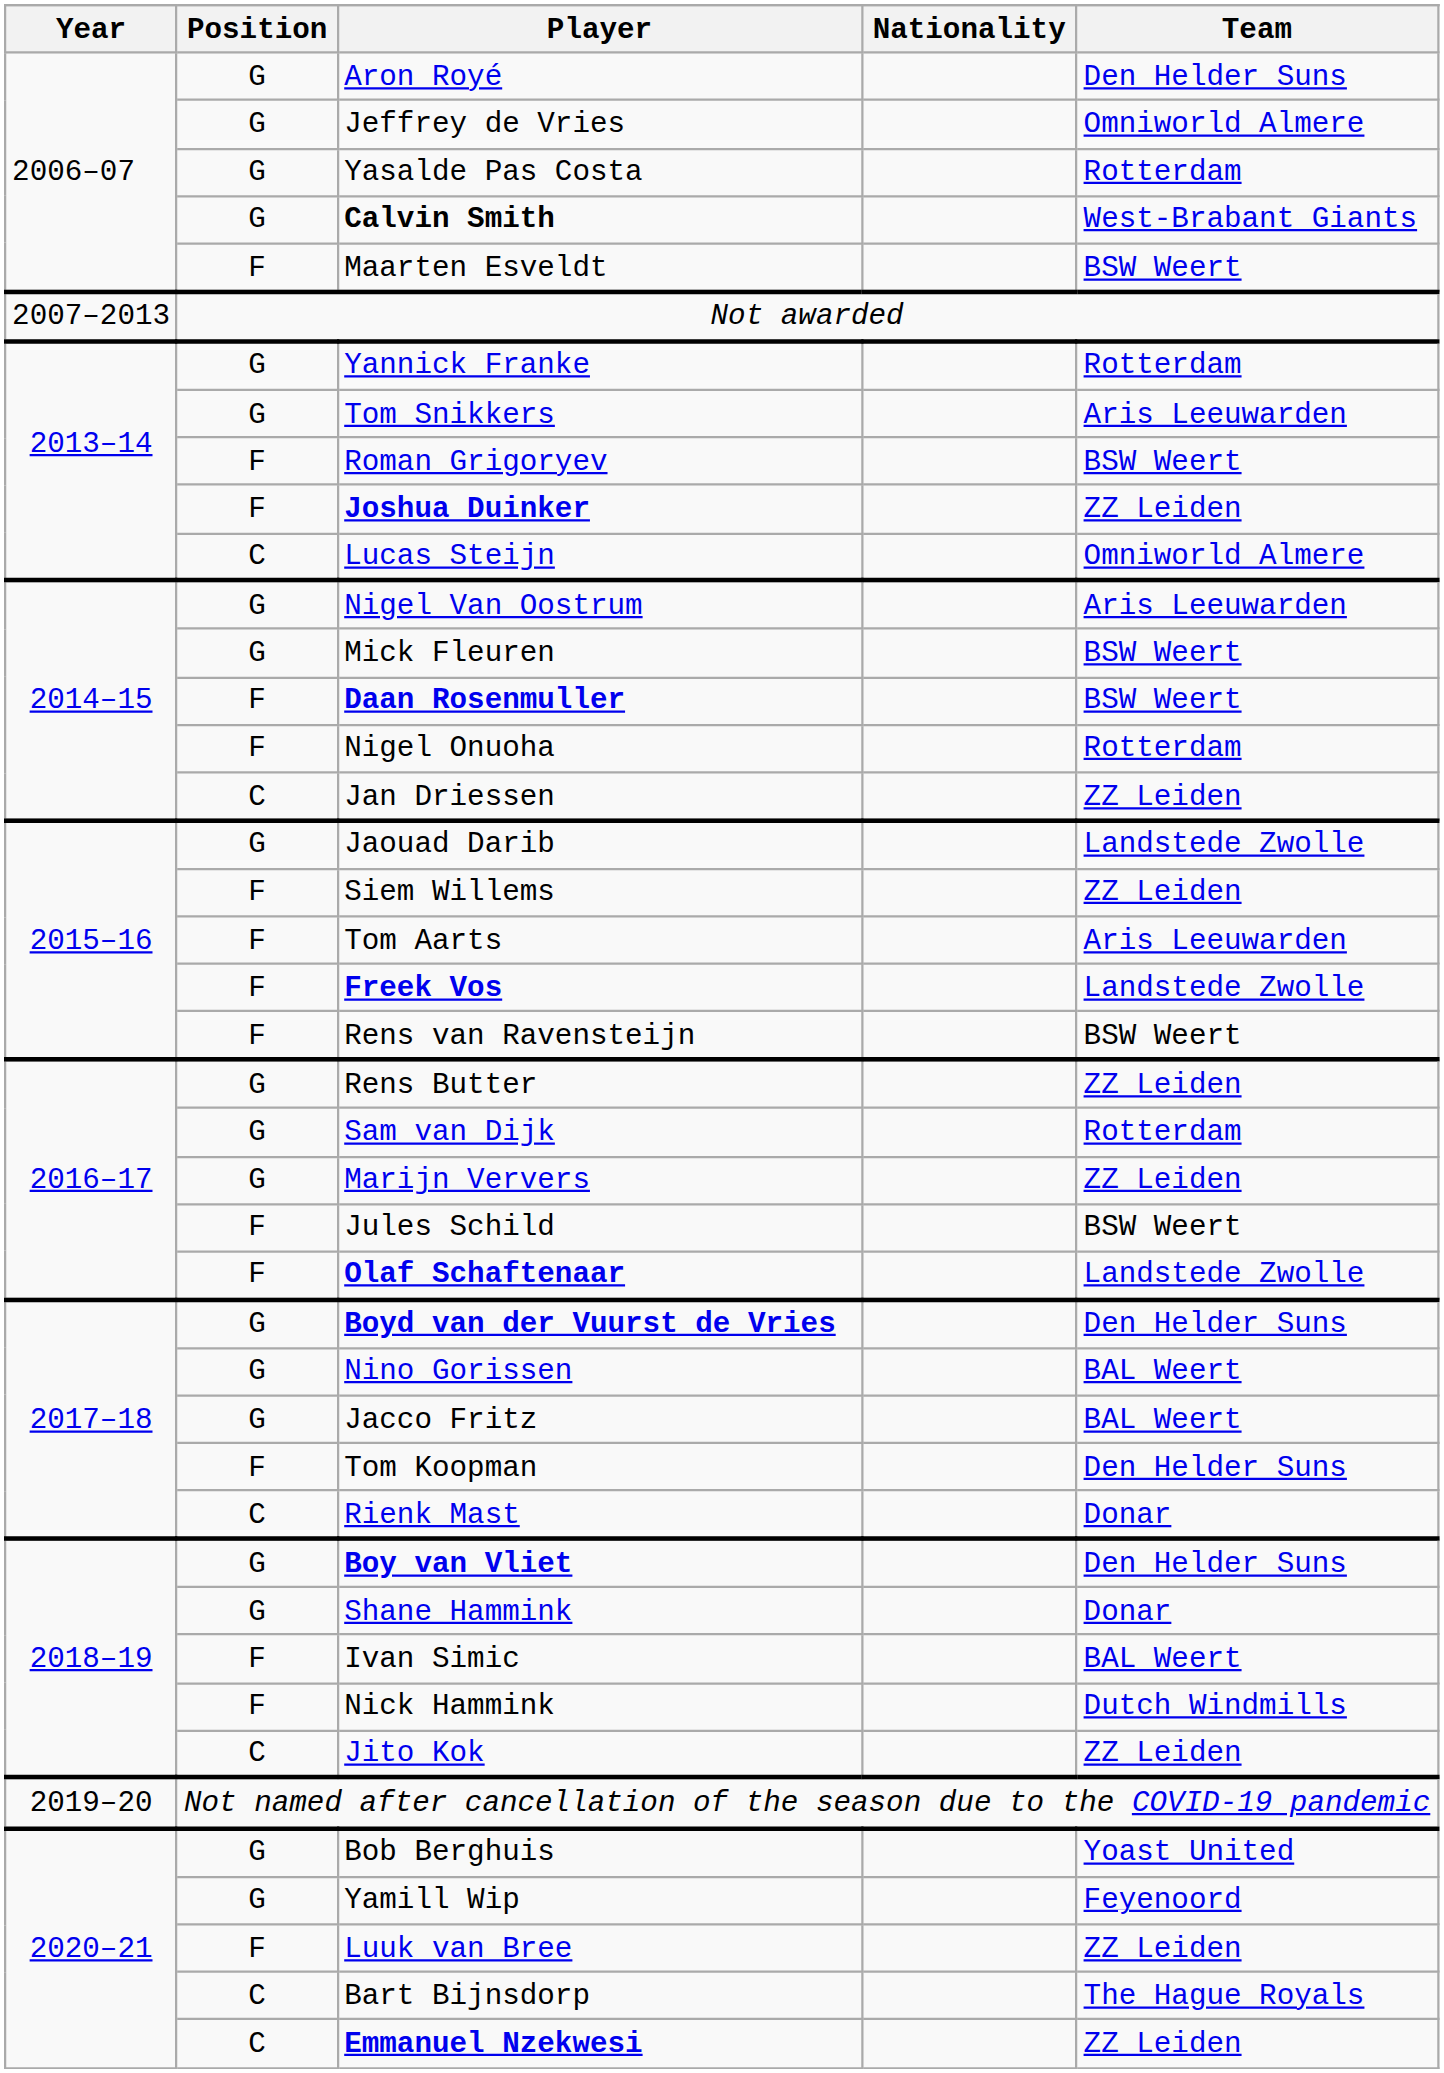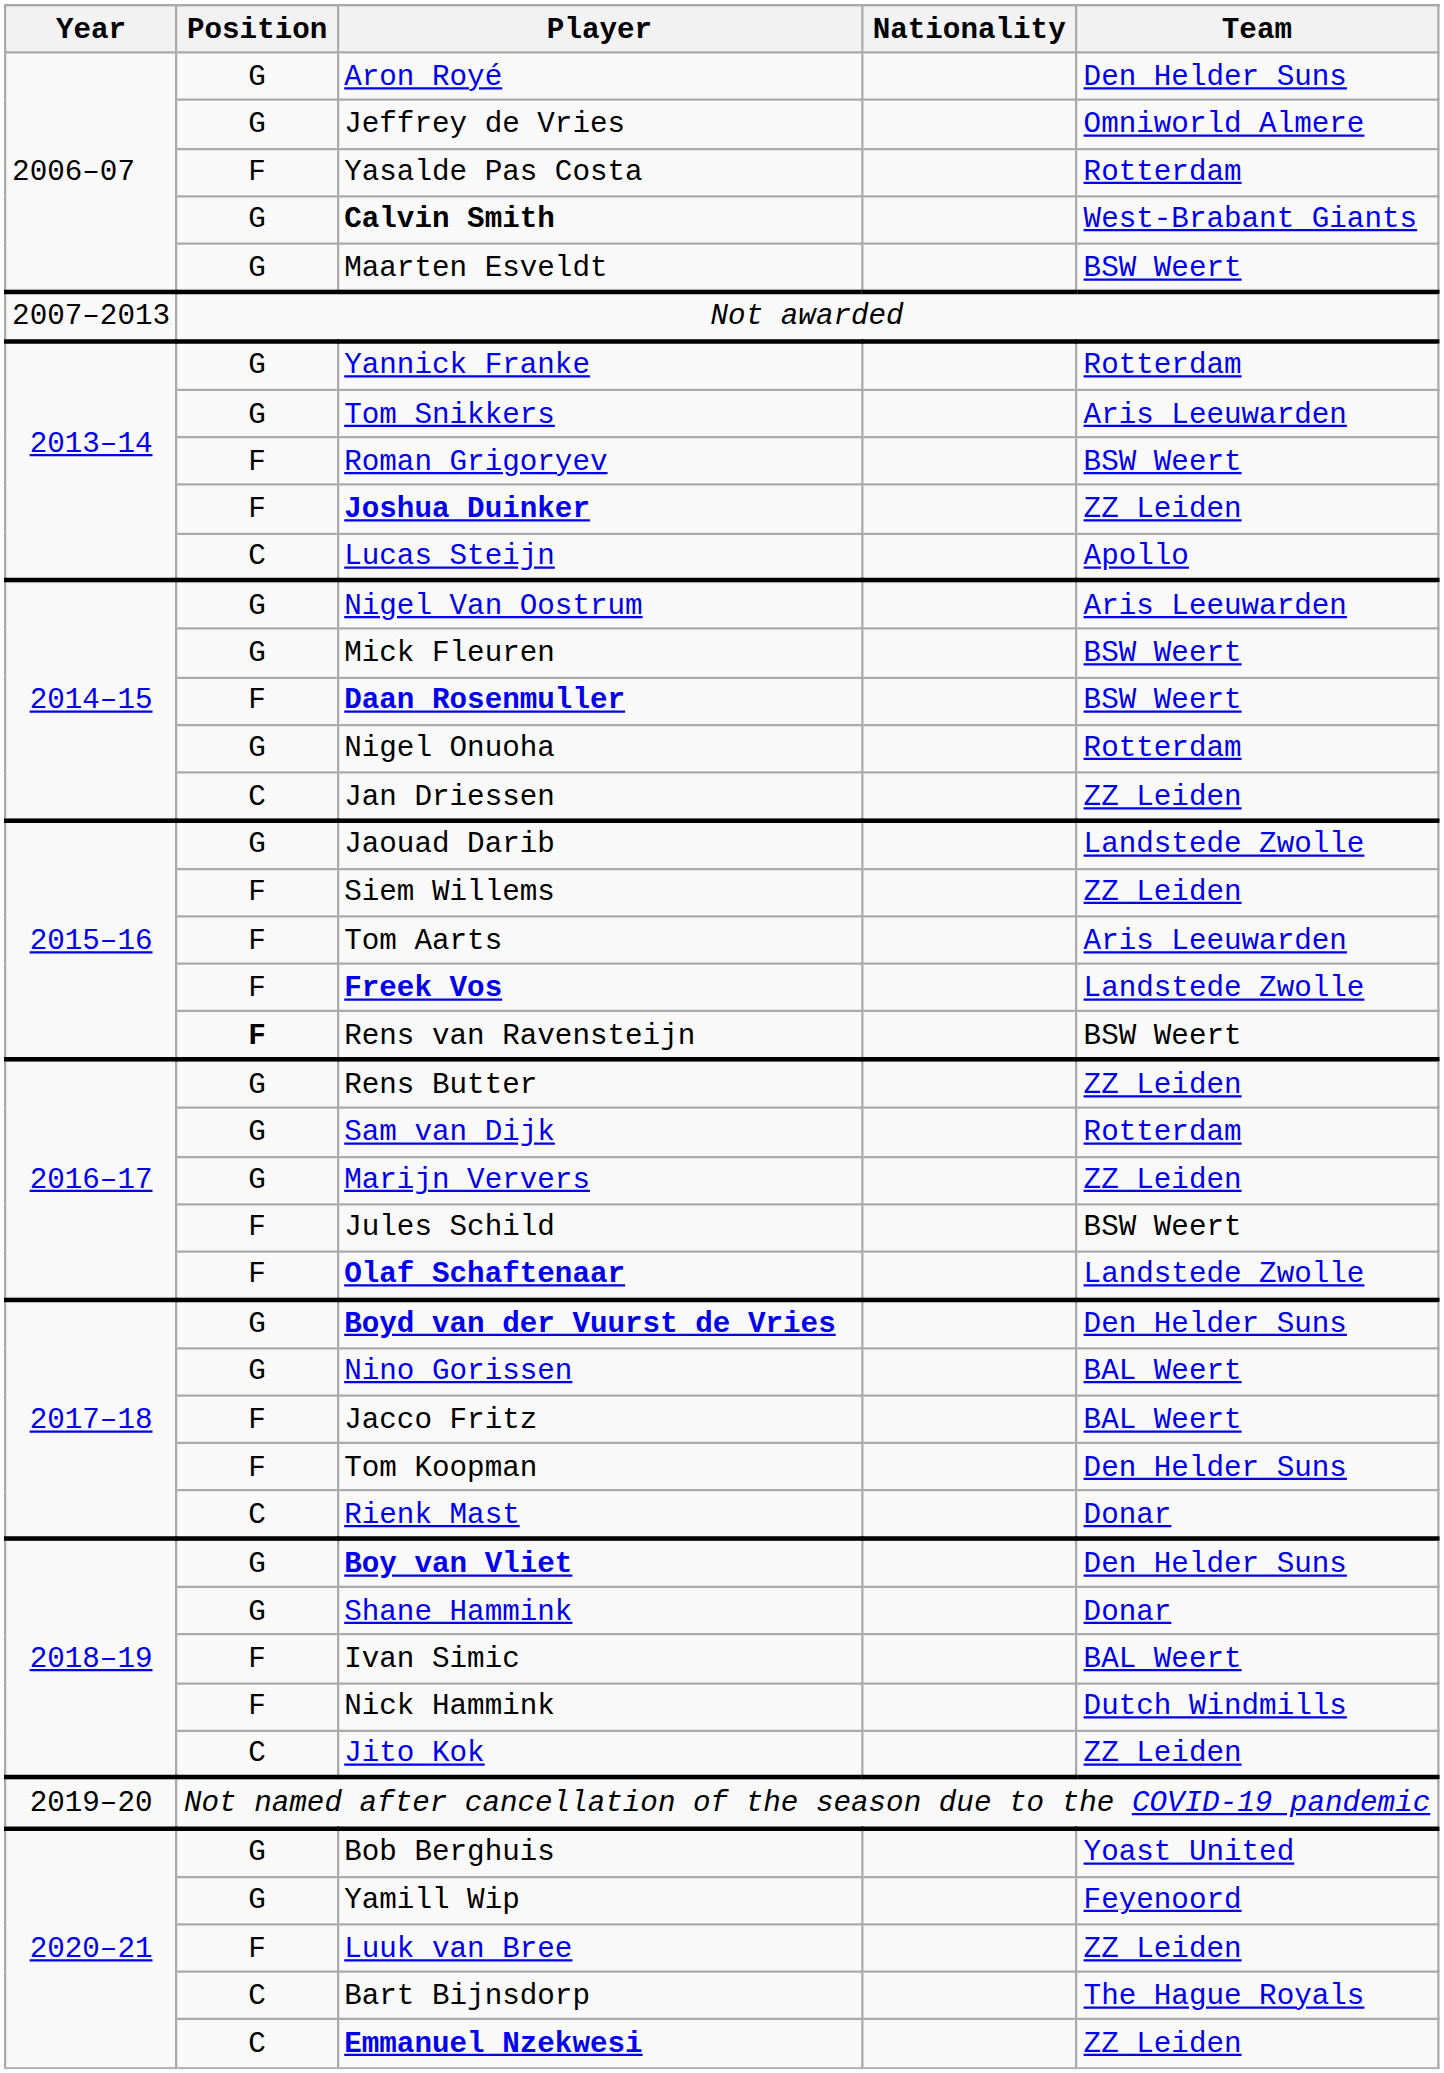(257, 172) G -> (257, 172) F
(257, 267) F -> (257, 267) G
(1224, 557) Omniworld Almere -> (1136, 557) Apollo
(257, 749) F -> (257, 749) G
(257, 1036) normal -> (257, 1036) bold
(257, 1419) G -> (257, 1419) F
